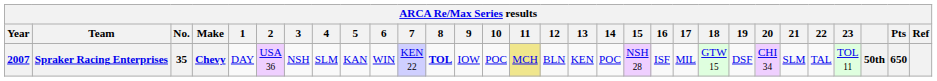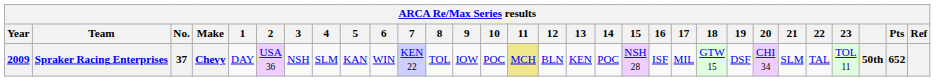(18, 59) 2007 -> (18, 59) 2009
(182, 59) 35 -> (182, 59) 37
(440, 59) bold -> (440, 59) normal
(899, 59) 650 -> (897, 59) 652
